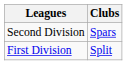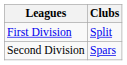rows swapped: (39, 50) <-> (46, 32)
